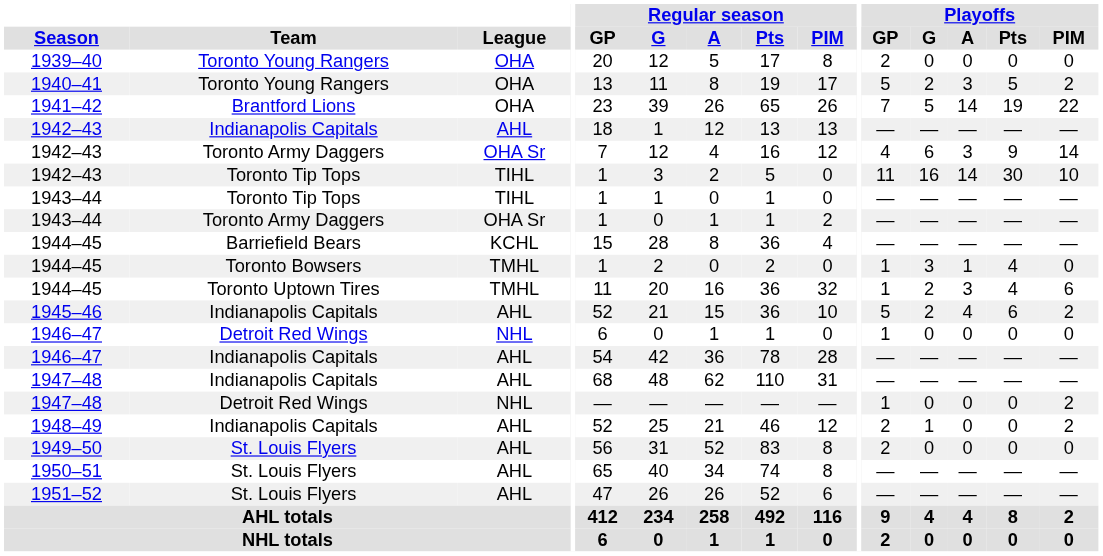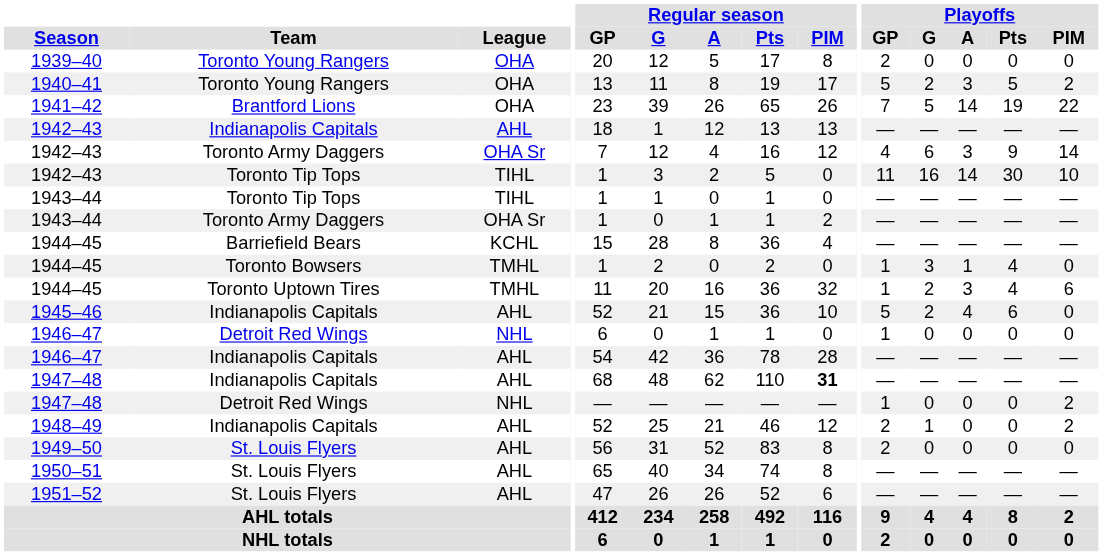(1069, 311) 2 -> (1069, 311) 0
(827, 380) normal -> (827, 380) bold
